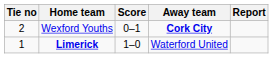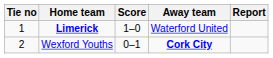rows swapped: (77, 45) <-> (77, 28)
